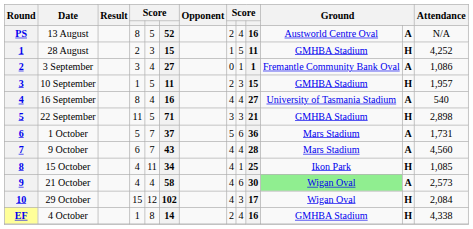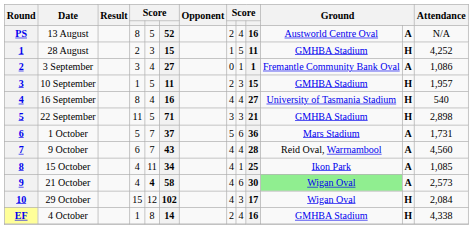(408, 100) A -> (408, 100) H
(331, 149) Mars Stadium -> (331, 149) Reid Oval, Warrnambool
(408, 166) H -> (408, 166) A
(152, 183) normal -> (152, 183) bold
